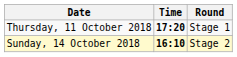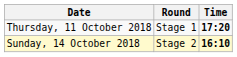columns swapped: (171, 12) <-> (210, 12)
